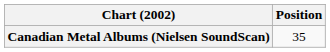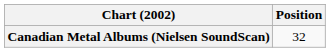(299, 36) 35 -> (299, 36) 32
